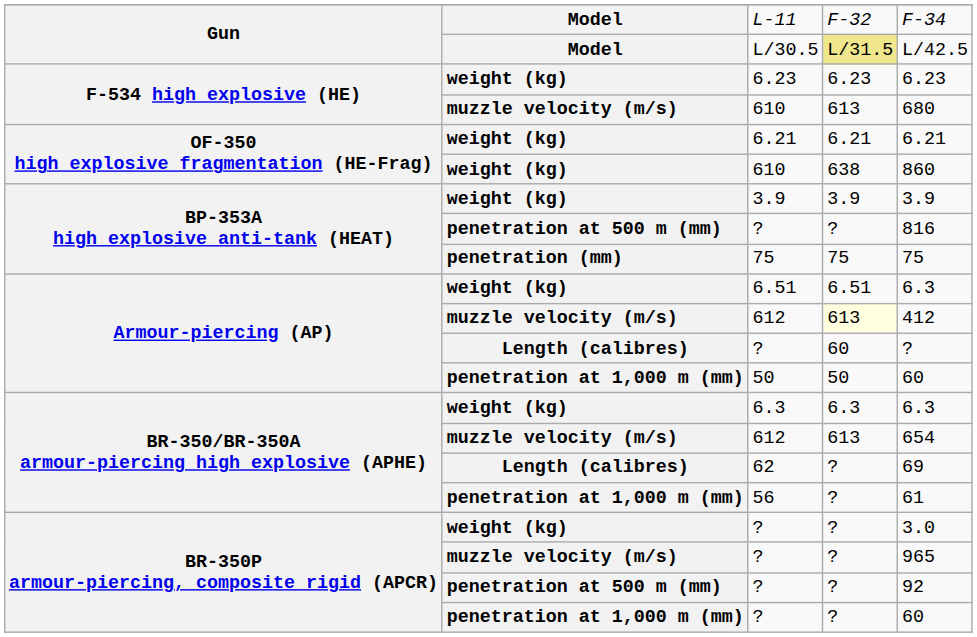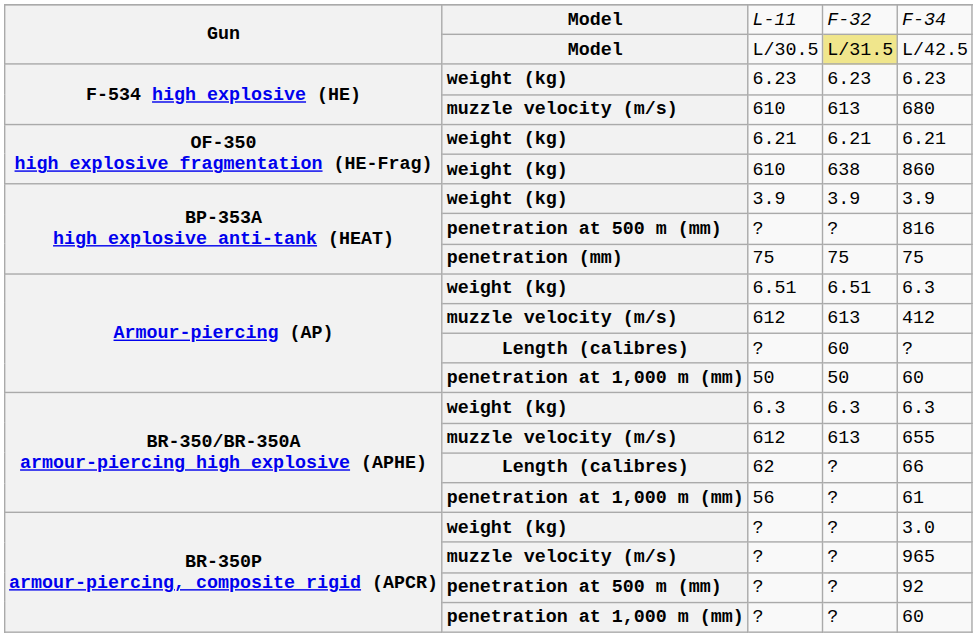(844, 318) lightyellow background -> (844, 318) no background
(918, 438) 654 -> (918, 438) 655
(913, 468) 69 -> (913, 468) 66
